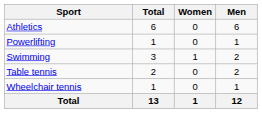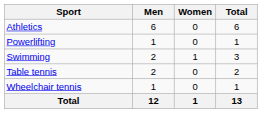columns swapped: (237, 12) <-> (153, 12)
